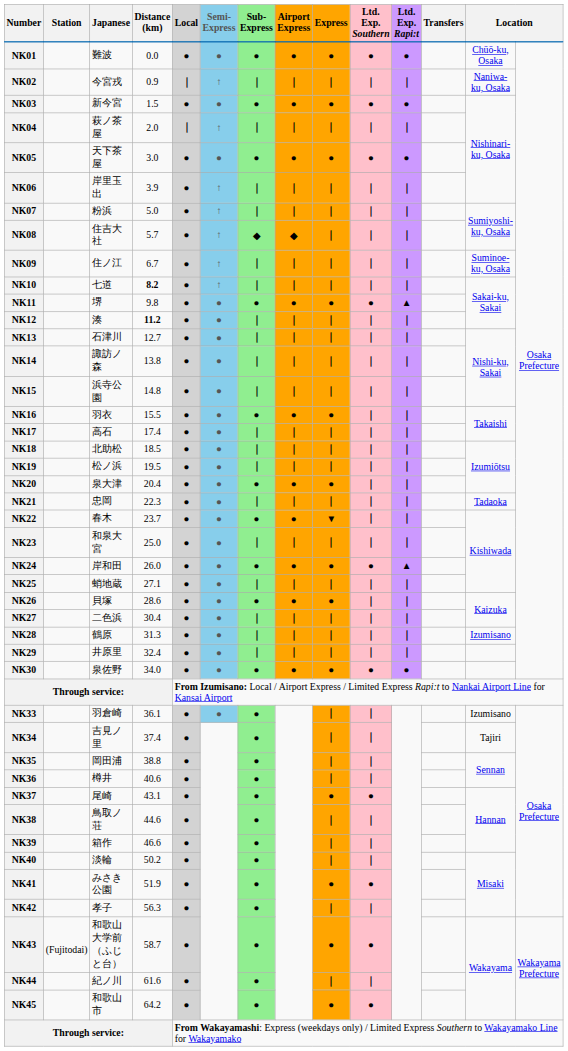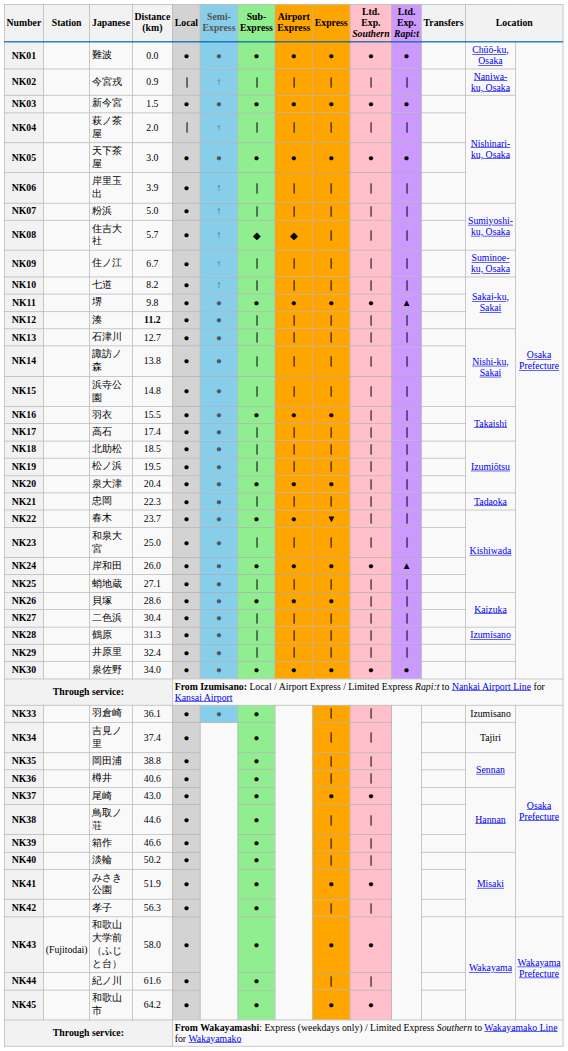(152, 285) bold -> (152, 285) normal
(152, 796) 43.1 -> (152, 796) 43.0
(152, 944) 58.7 -> (152, 944) 58.0
